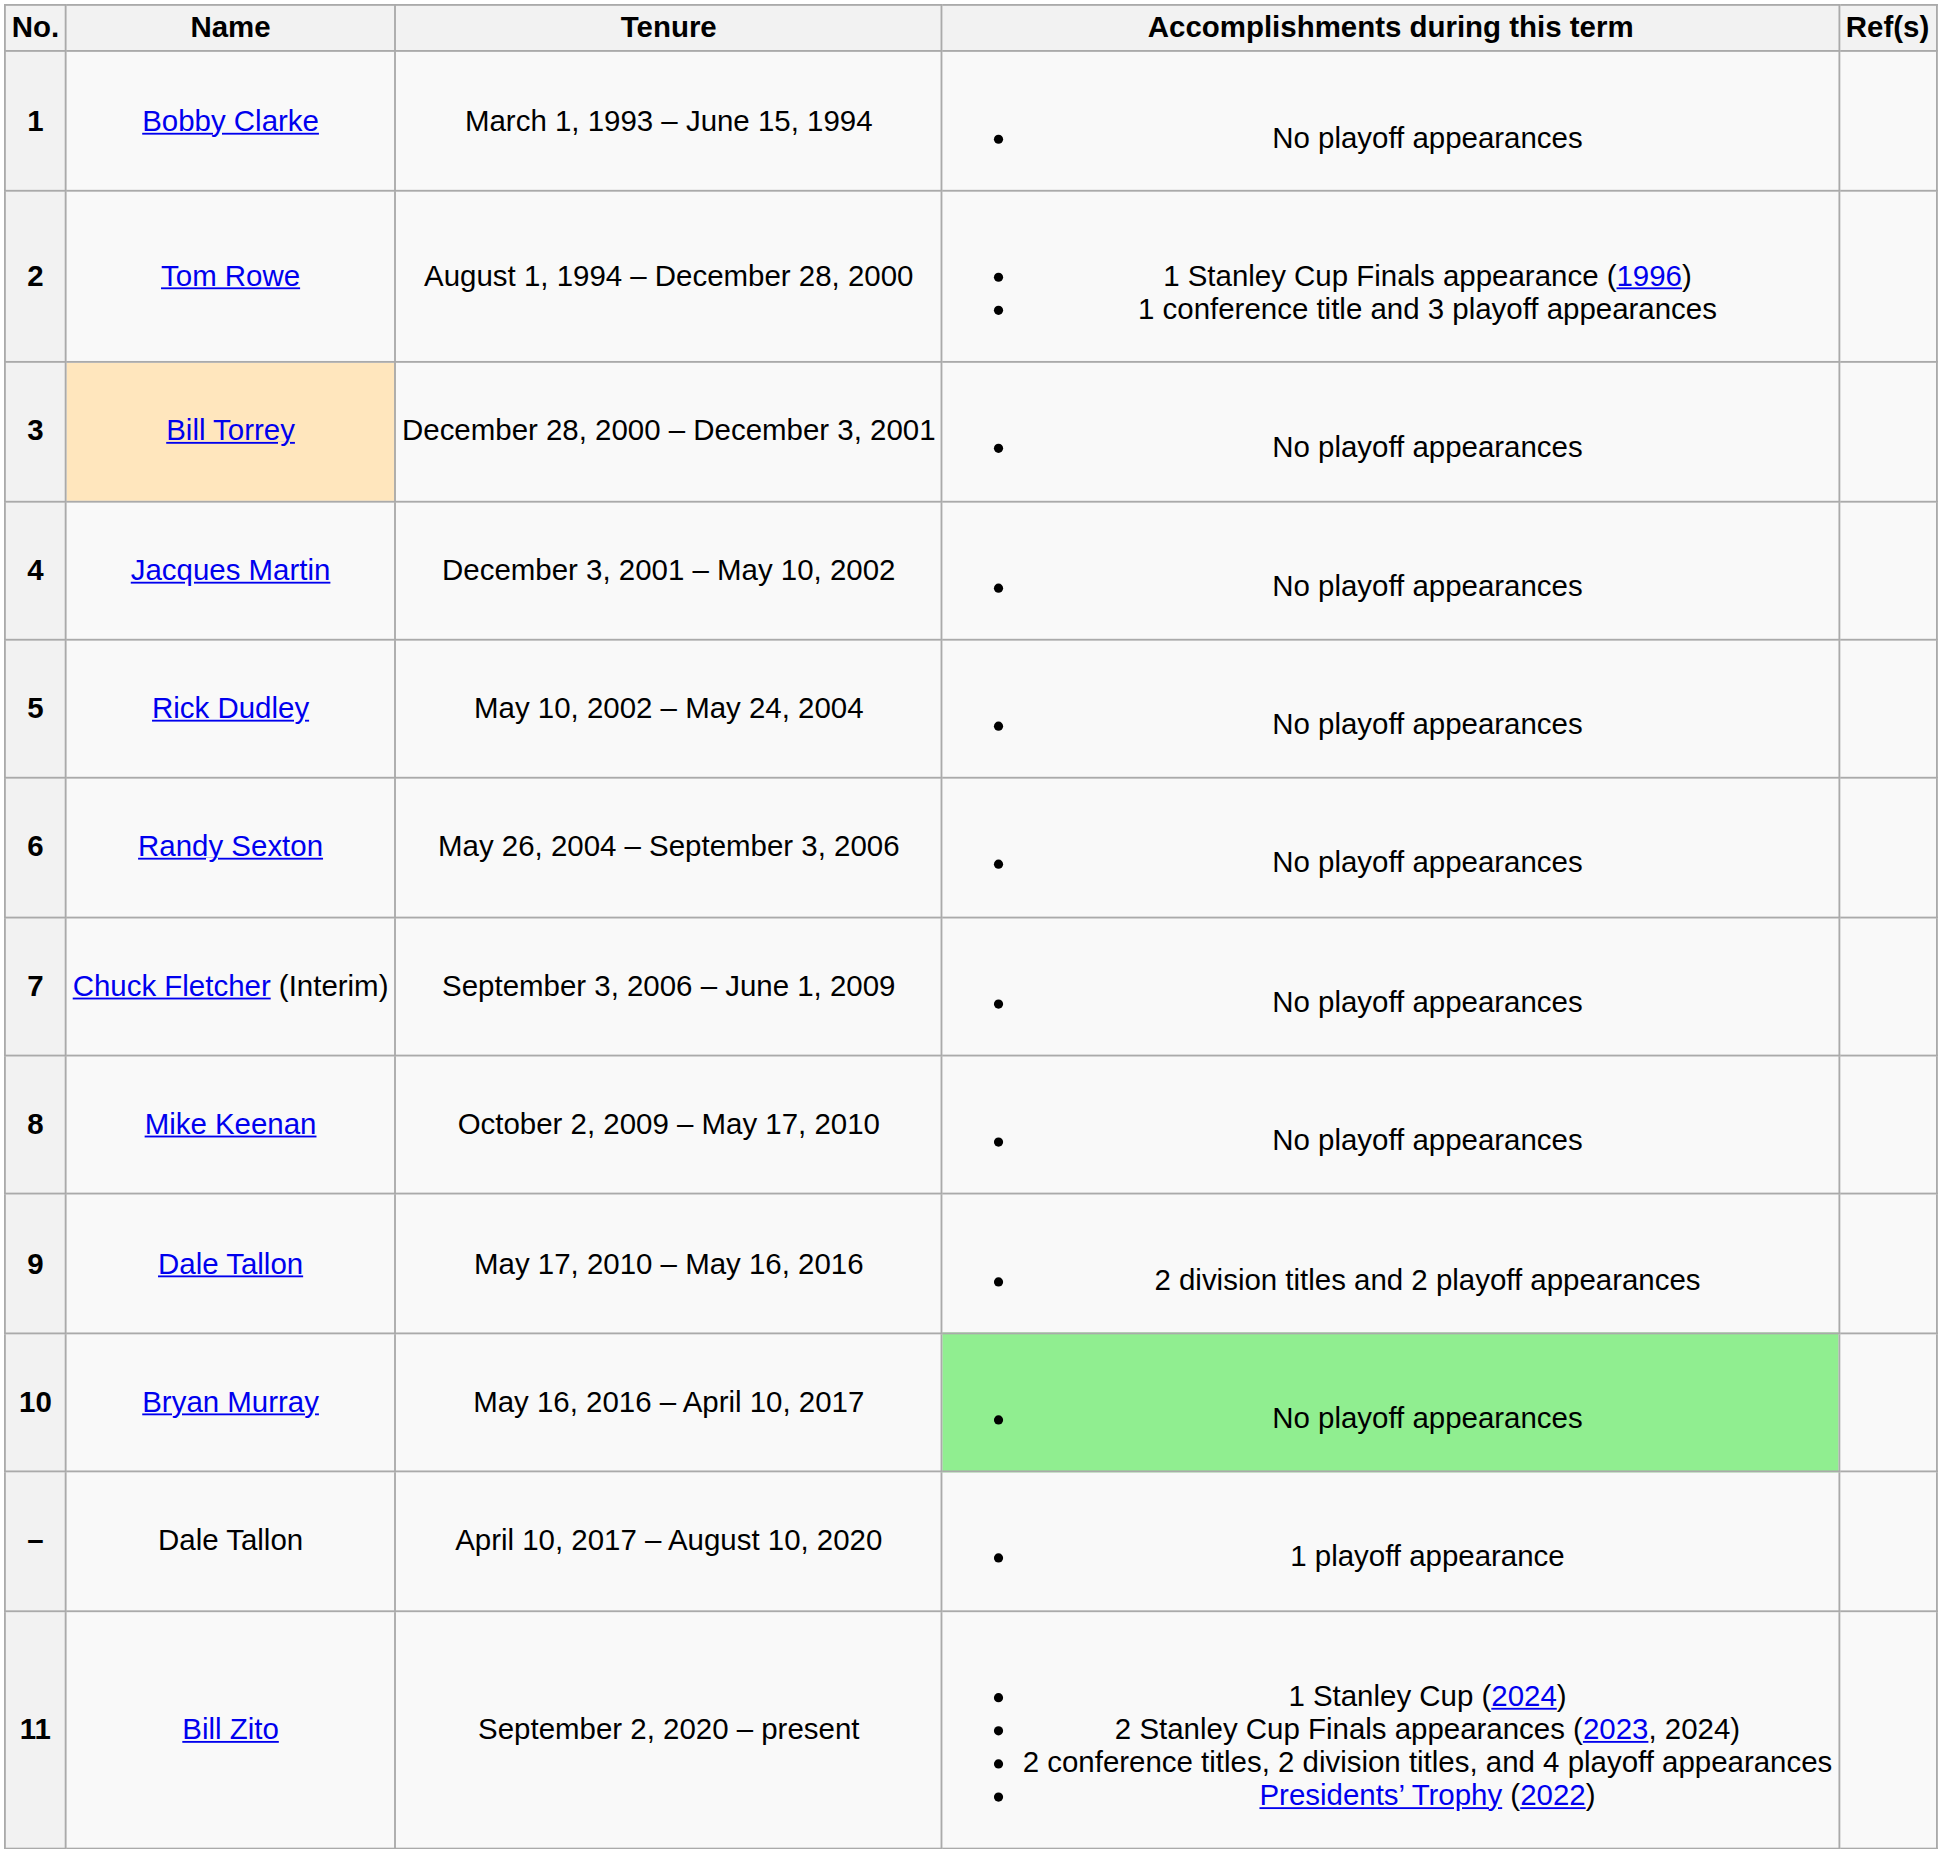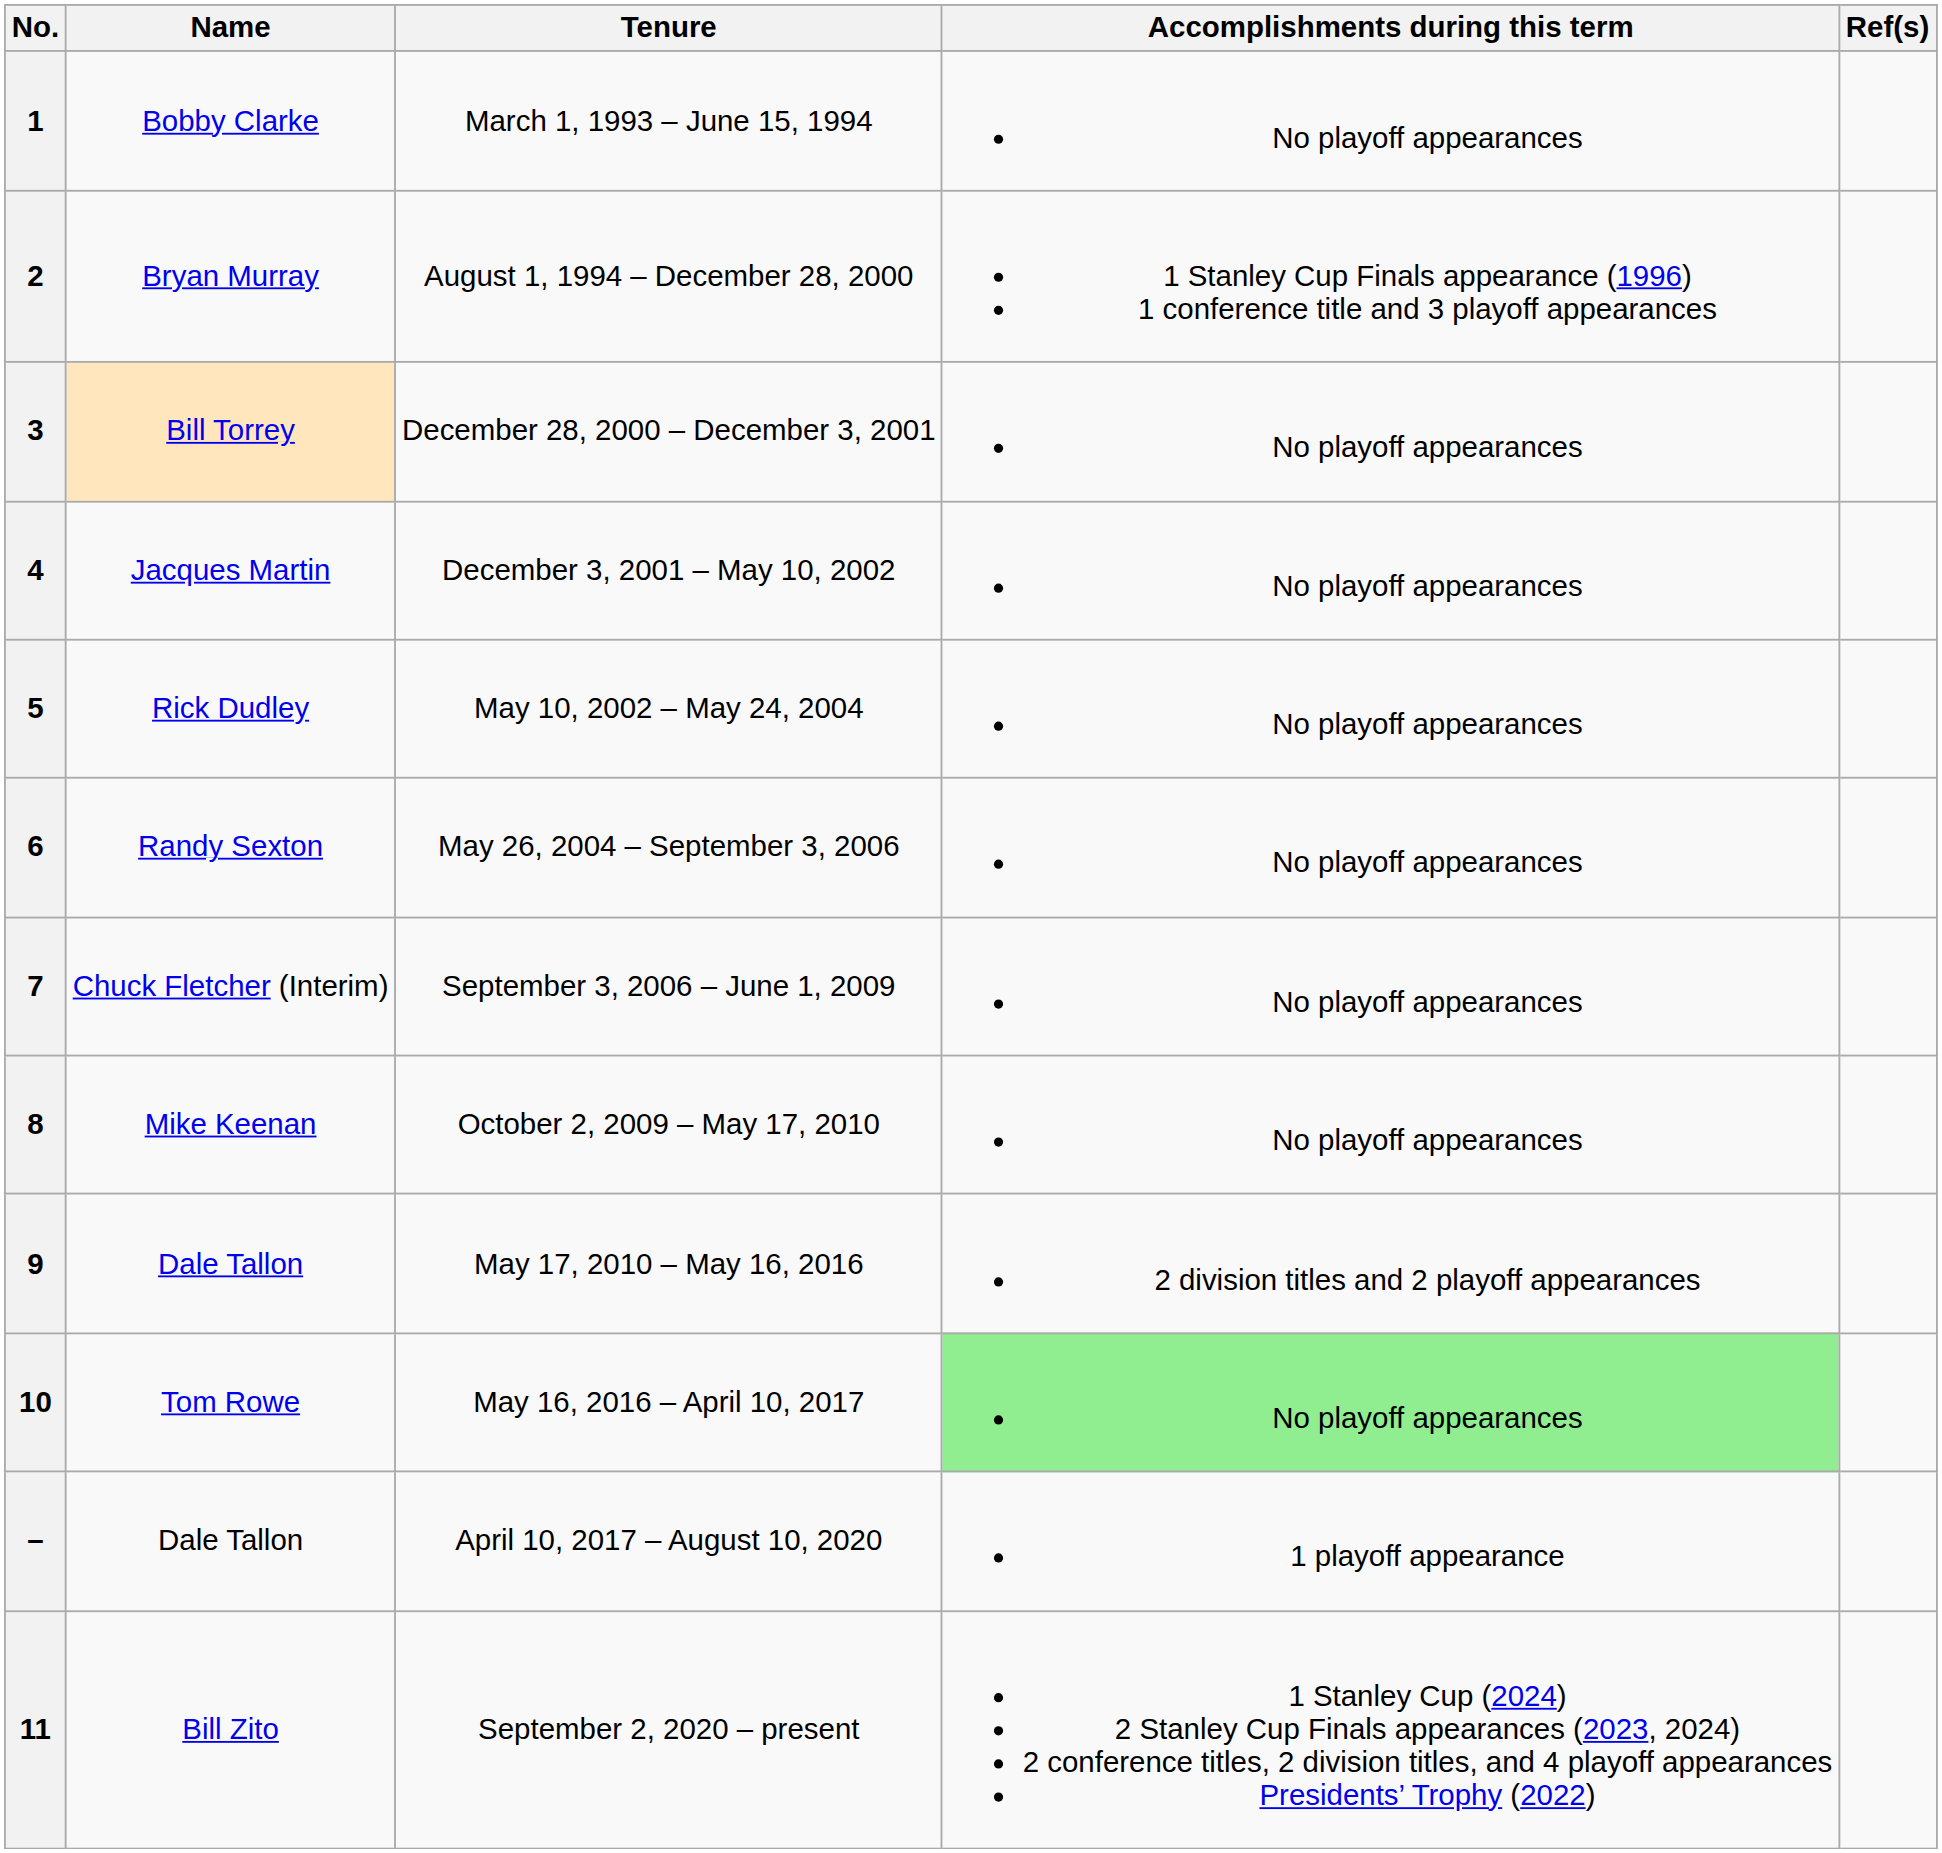(231, 275) Tom Rowe -> (231, 275) Bryan Murray
(231, 1401) Bryan Murray -> (231, 1401) Tom Rowe
